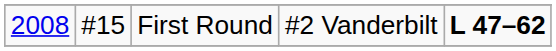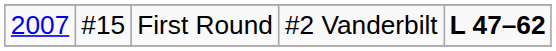(40, 25) 2008 -> (40, 25) 2007
